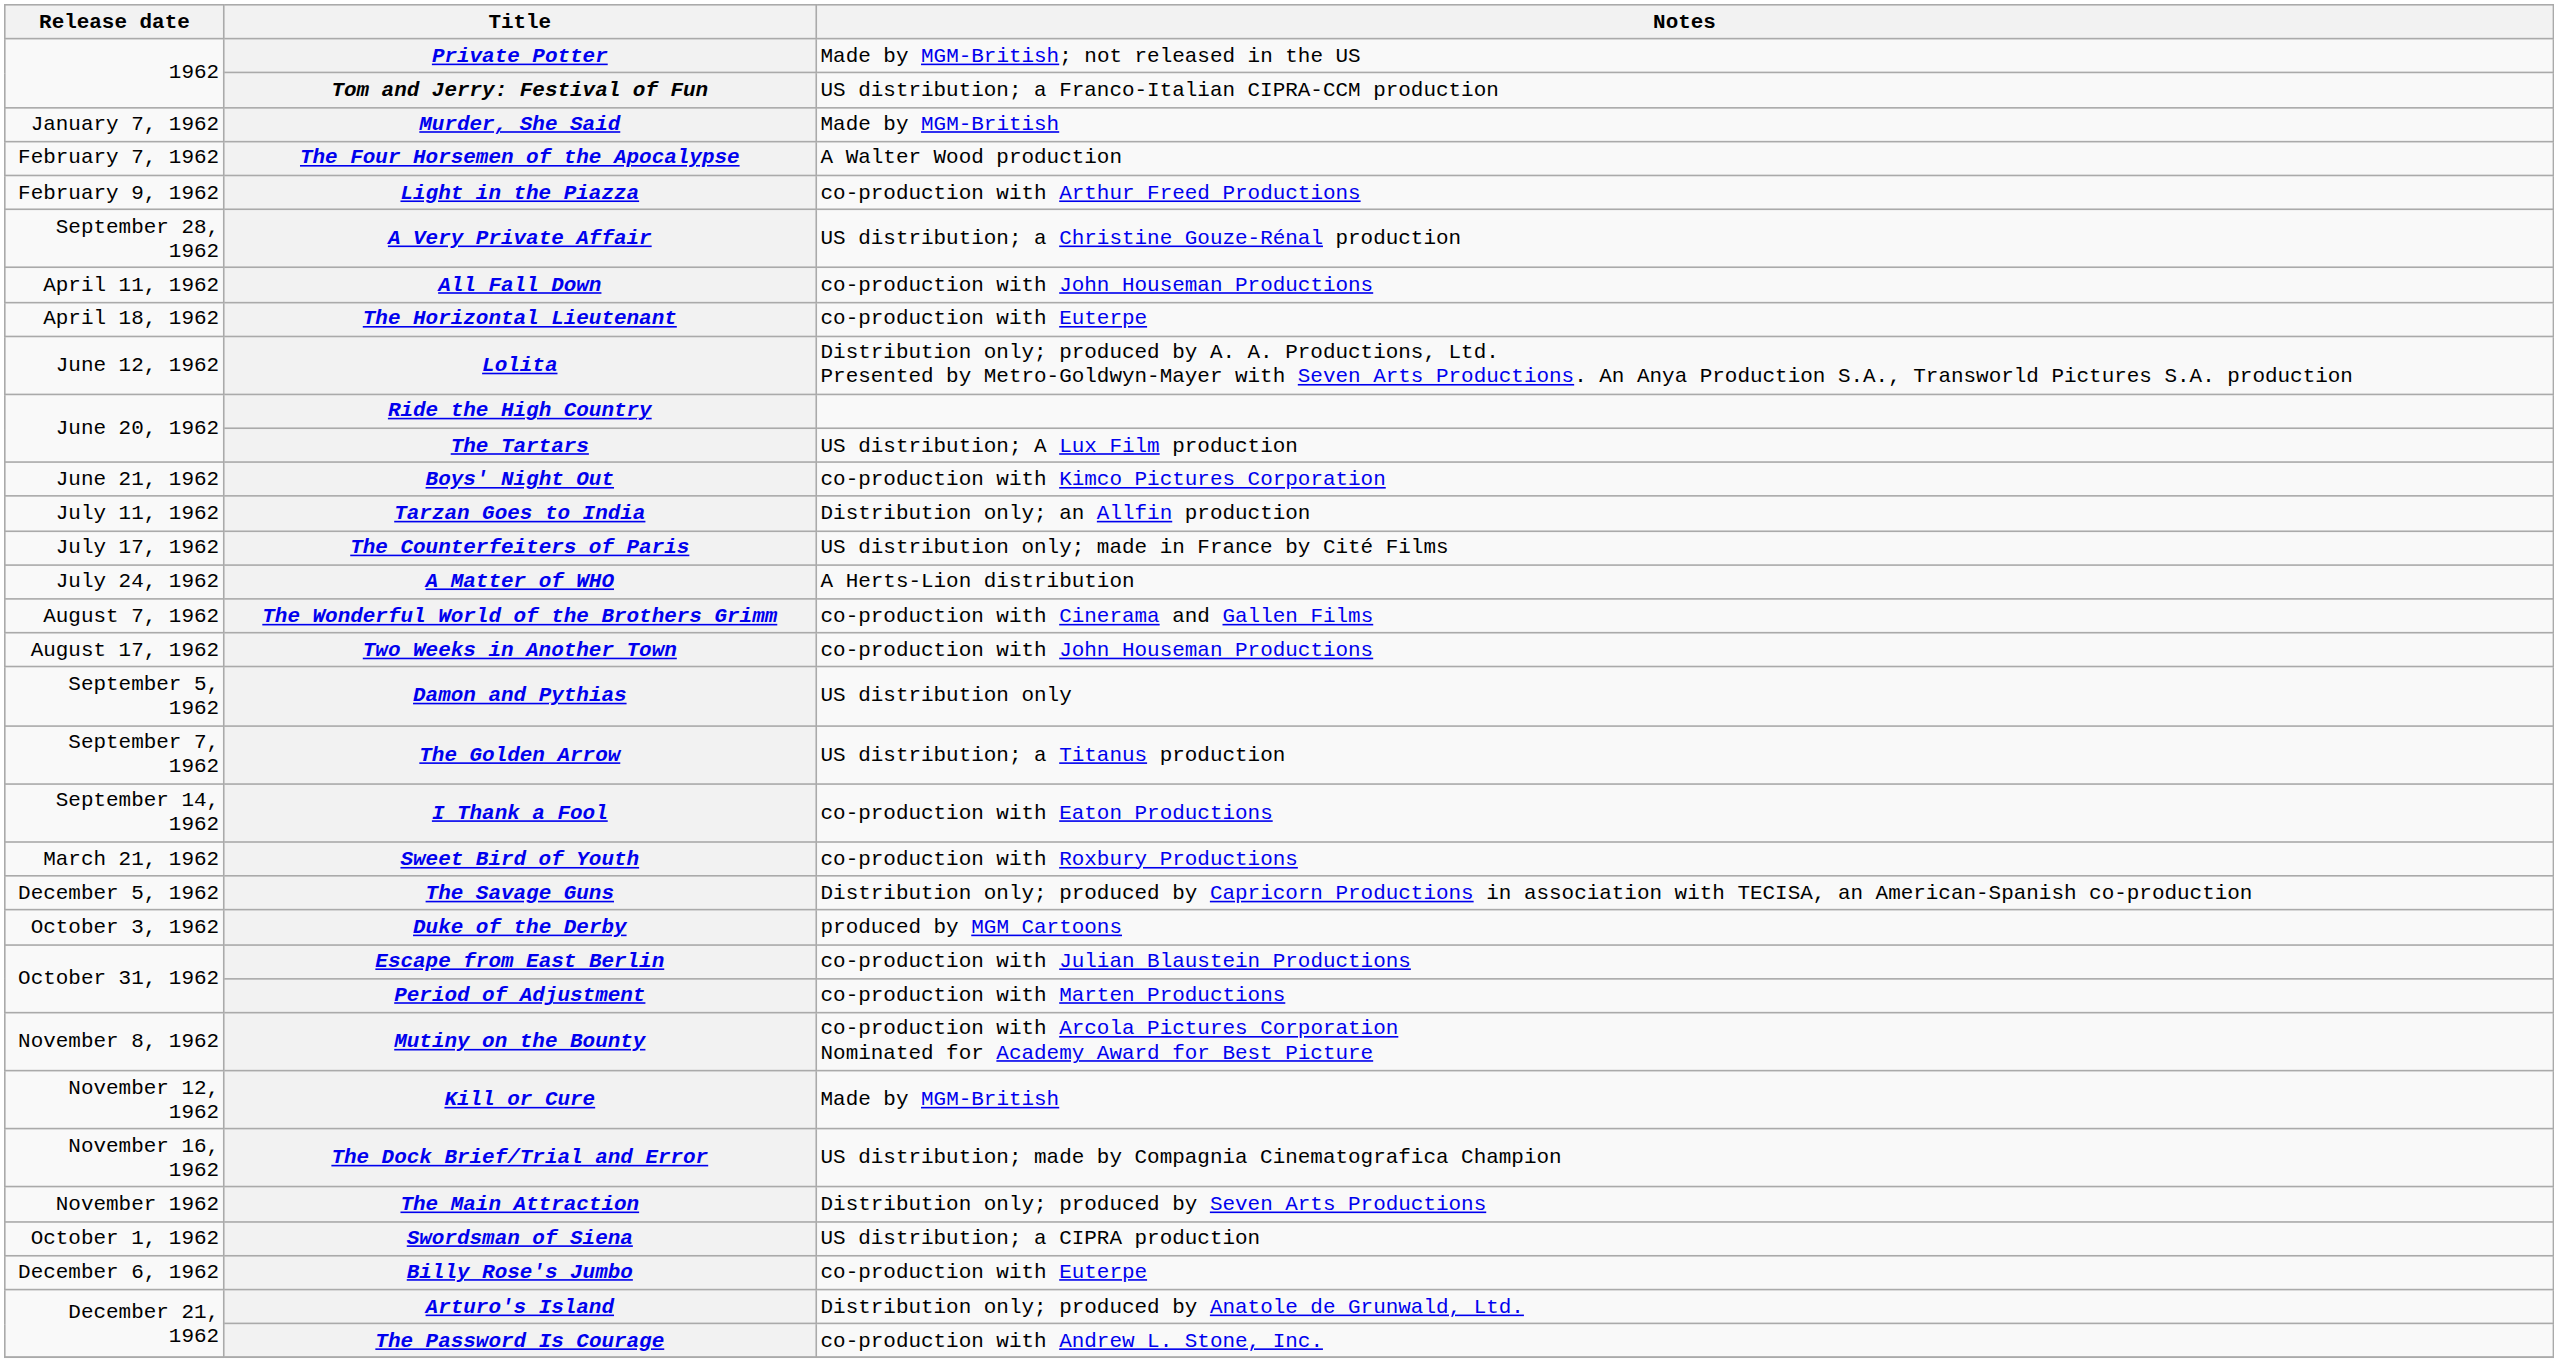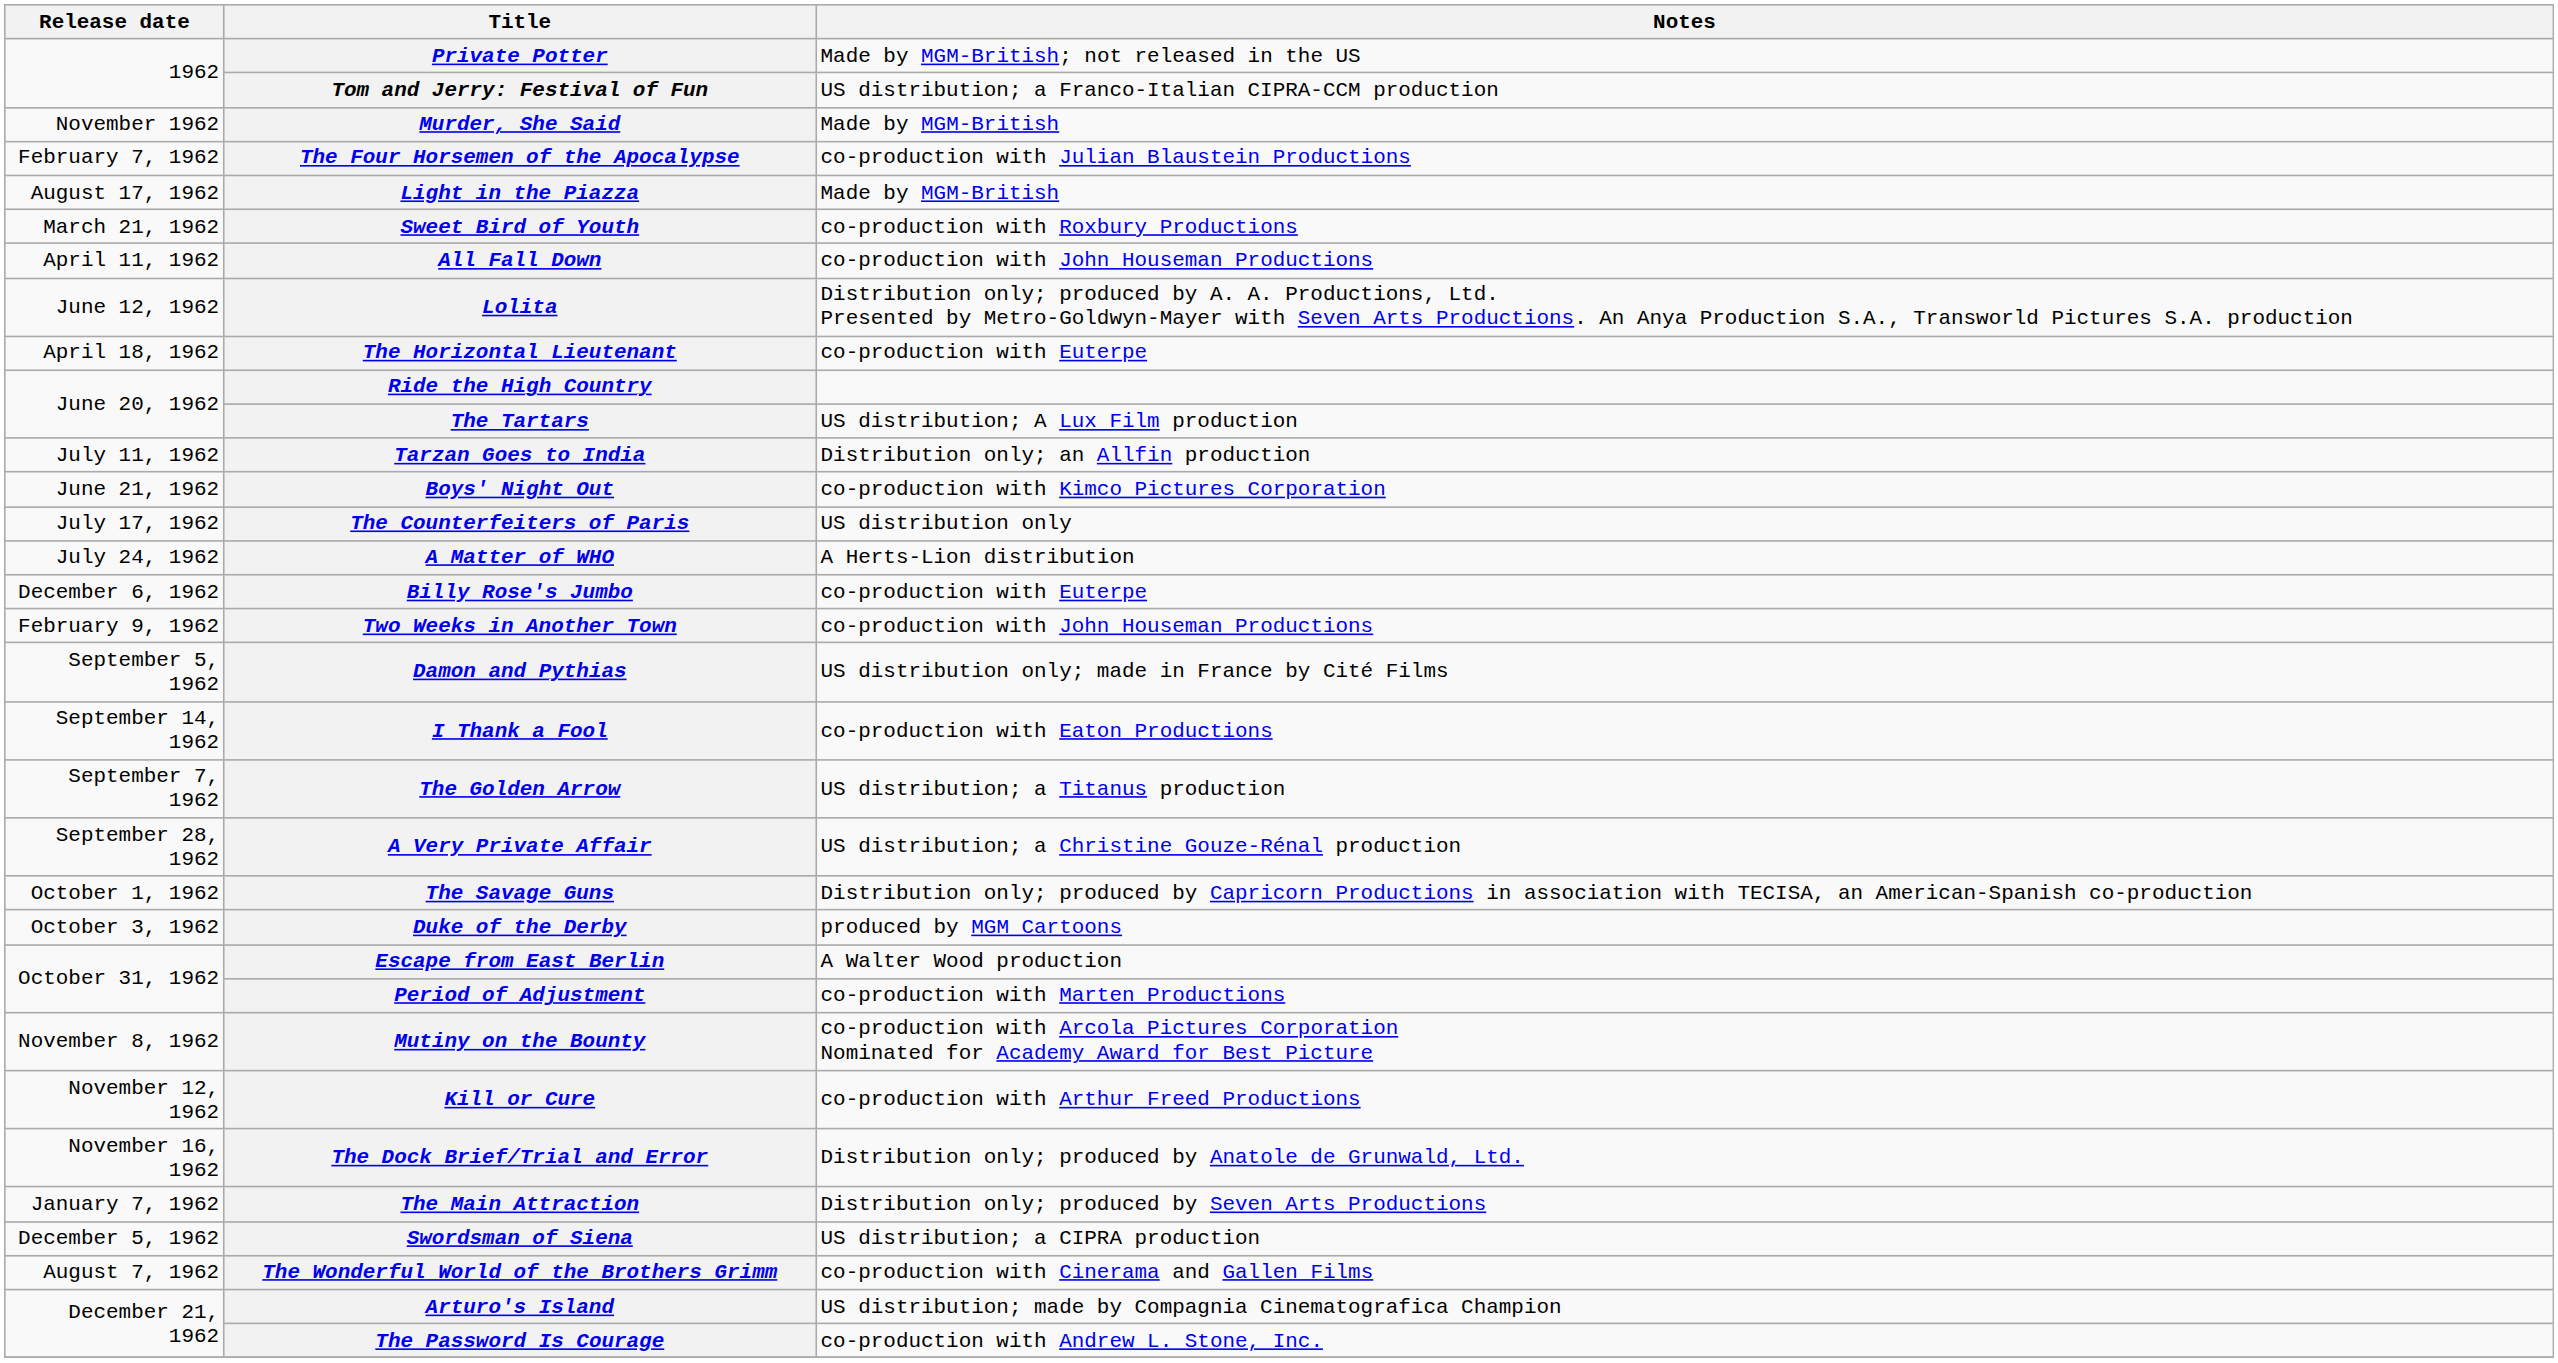(125, 124) January 7, 1962 -> (137, 124) November 1962
(971, 158) A Walter Wood production -> (1116, 158) co-production with Julian Blaustein Productions
(119, 192) February 9, 1962 -> (125, 192) August 17, 1962
(1091, 192) co-production with Arthur Freed Productions -> (940, 192) Made by MGM-British
rows swapped: (520, 859) <-> (520, 239)
rows swapped: (520, 319) <-> (520, 365)
rows swapped: (520, 480) <-> (520, 514)
(1135, 548) US distribution only; made in France by Cité Films -> (946, 524) US distribution only
rows swapped: (520, 616) <-> (520, 1273)
(125, 650) August 17, 1962 -> (119, 626) February 9, 1962
(946, 696) US distribution only -> (1135, 672) US distribution only; made in France by Cité Films
rows swapped: (520, 755) <-> (520, 813)
(119, 893) December 5, 1962 -> (125, 893) October 1, 1962
(1116, 961) co-production with Julian Blaustein Productions -> (971, 961) A Walter Wood production
(940, 1100) Made by MGM-British -> (1091, 1100) co-production with Arthur Freed Productions
(1191, 1158) US distribution; made by Compagnia Cinematografica Champion -> (1172, 1158) Distribution only; produced by Anatole de Grunwald, Ltd.
(137, 1204) November 1962 -> (125, 1204) January 7, 1962
(125, 1238) October 1, 1962 -> (119, 1238) December 5, 1962
(1172, 1307) Distribution only; produced by Anatole de Grunwald, Ltd. -> (1191, 1307) US distribution; made by Compagnia Cinematografica Champion
